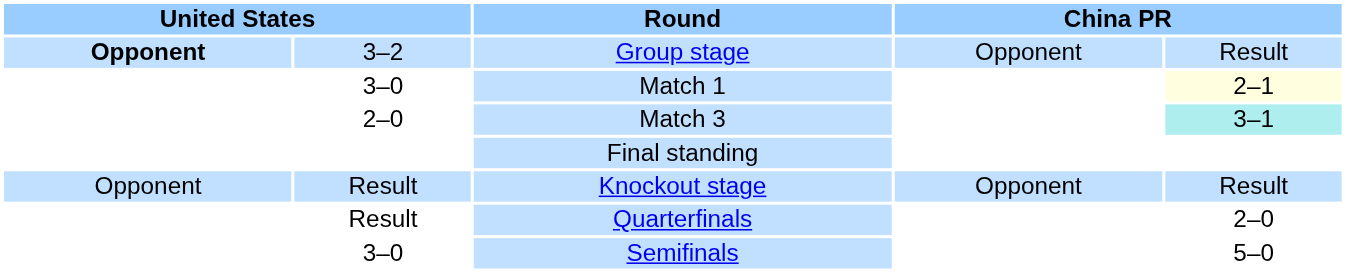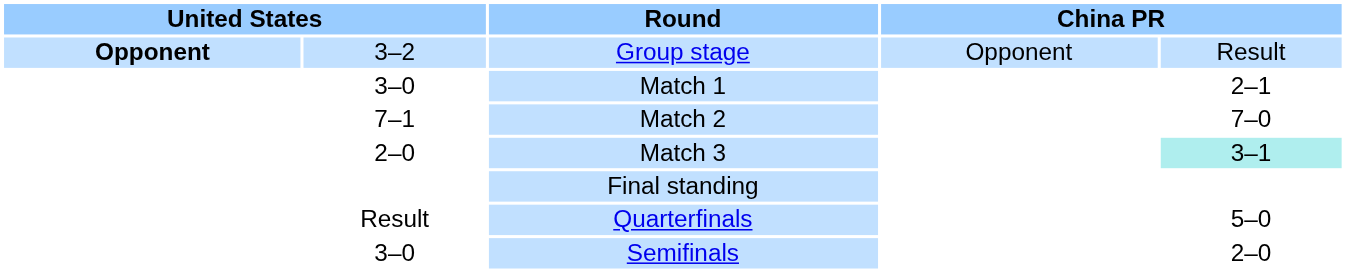(1254, 85) lightyellow background -> (1251, 85) no background
+ row: (683, 119)
- row: (683, 186)
(1254, 219) 2–0 -> (1251, 219) 5–0
(1254, 253) 5–0 -> (1251, 253) 2–0
